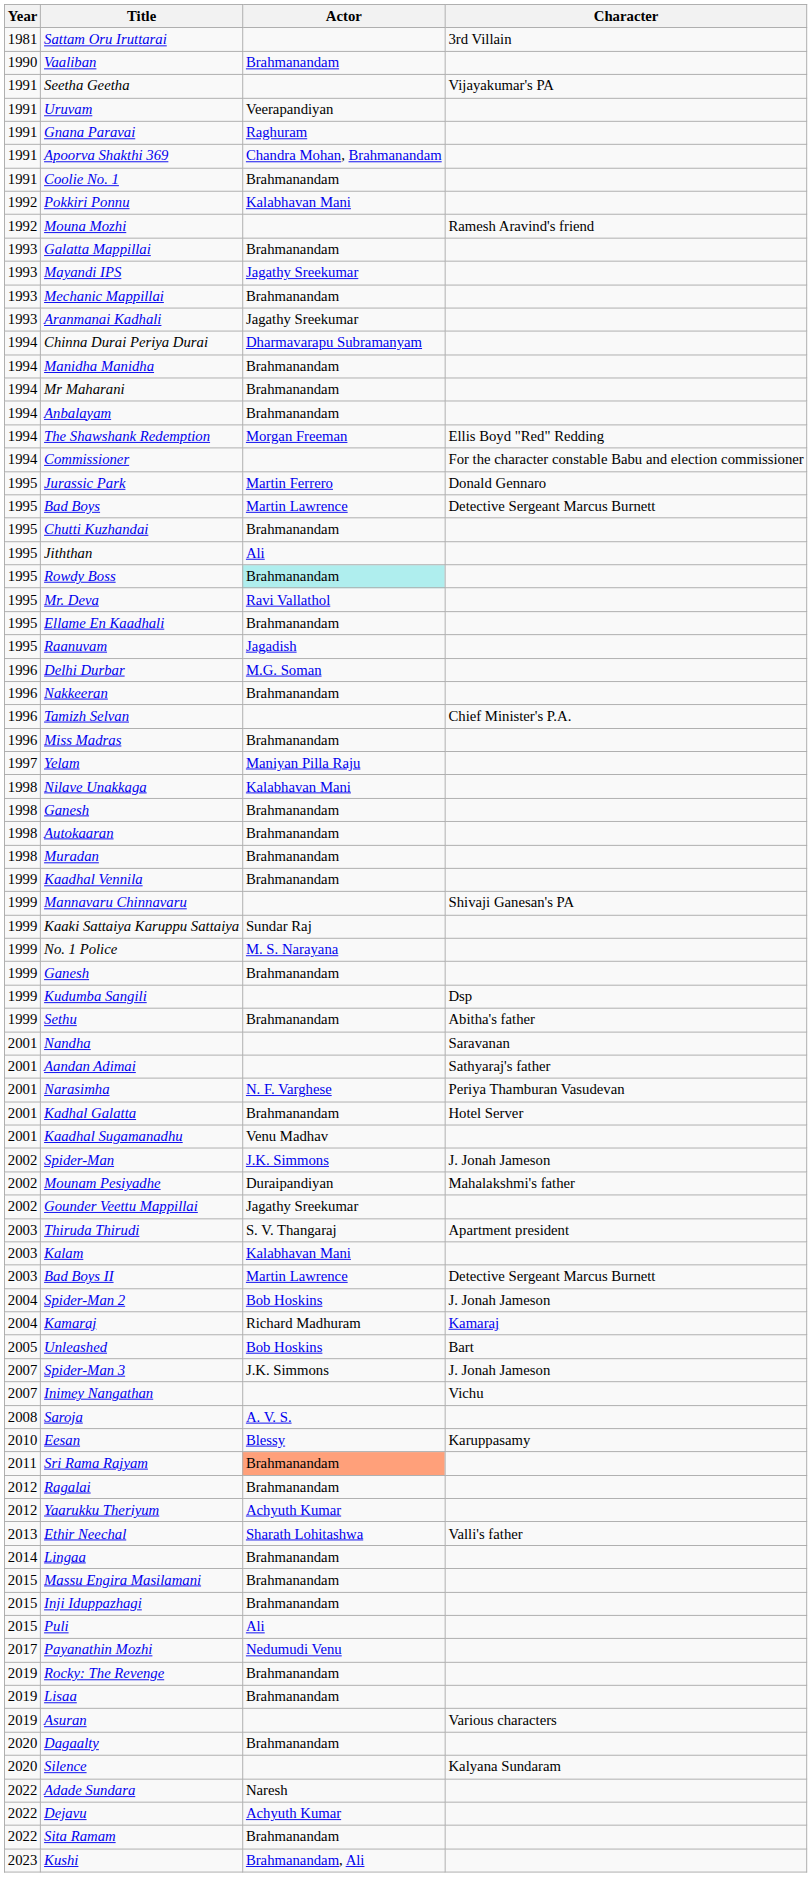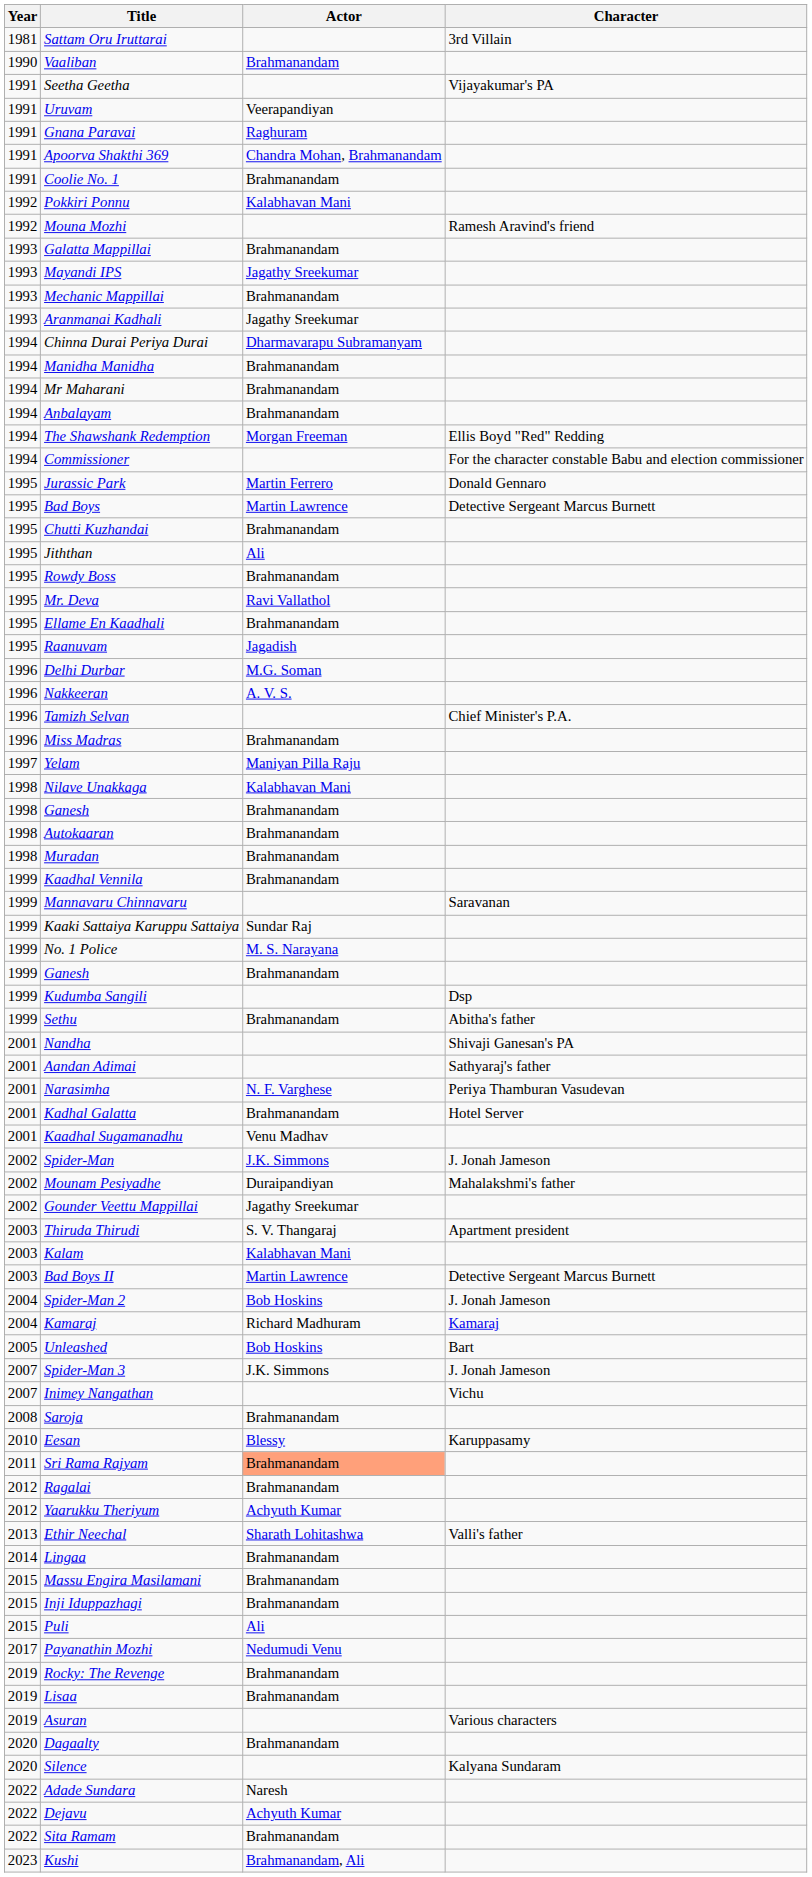(292, 576) paleturquoise background -> (292, 576) no background
(292, 693) Brahmanandam -> (269, 693) A. V. S.
(511, 903) Shivaji Ganesan's PA -> (479, 903) Saravanan
(479, 1043) Saravanan -> (511, 1043) Shivaji Ganesan's PA
(269, 1416) A. V. S. -> (292, 1416) Brahmanandam
